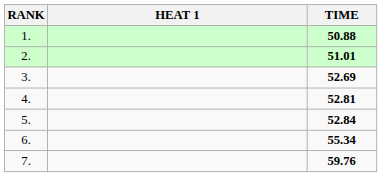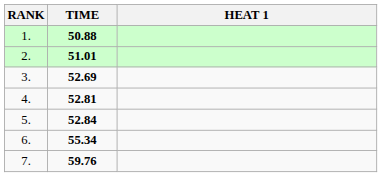columns swapped: (177, 15) <-> (342, 15)
